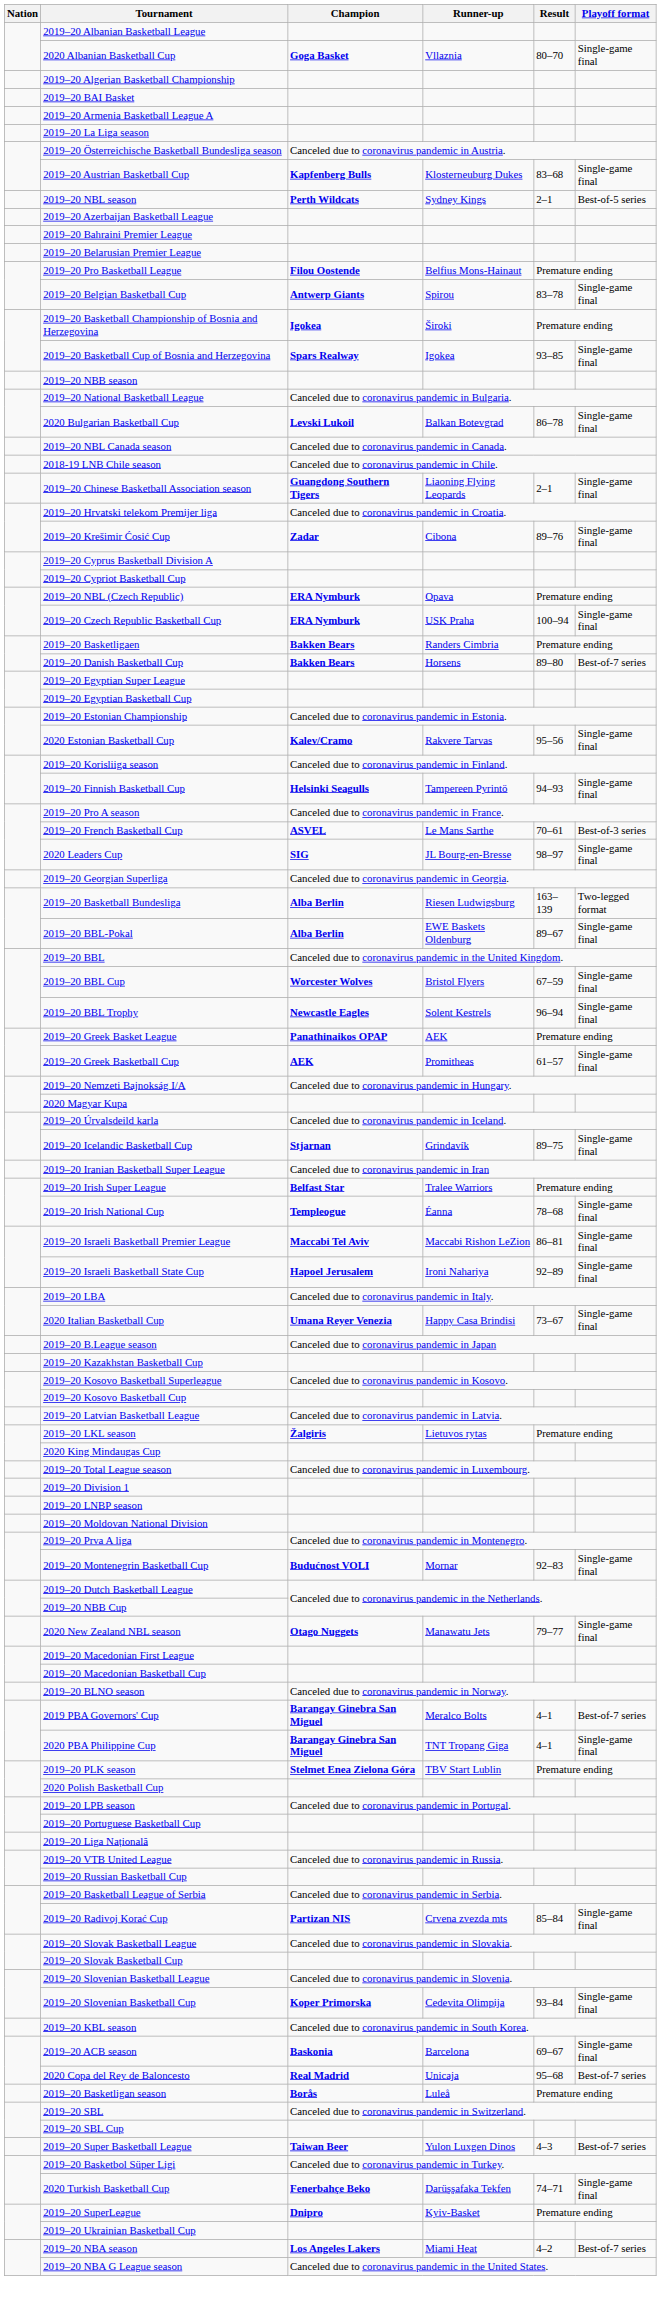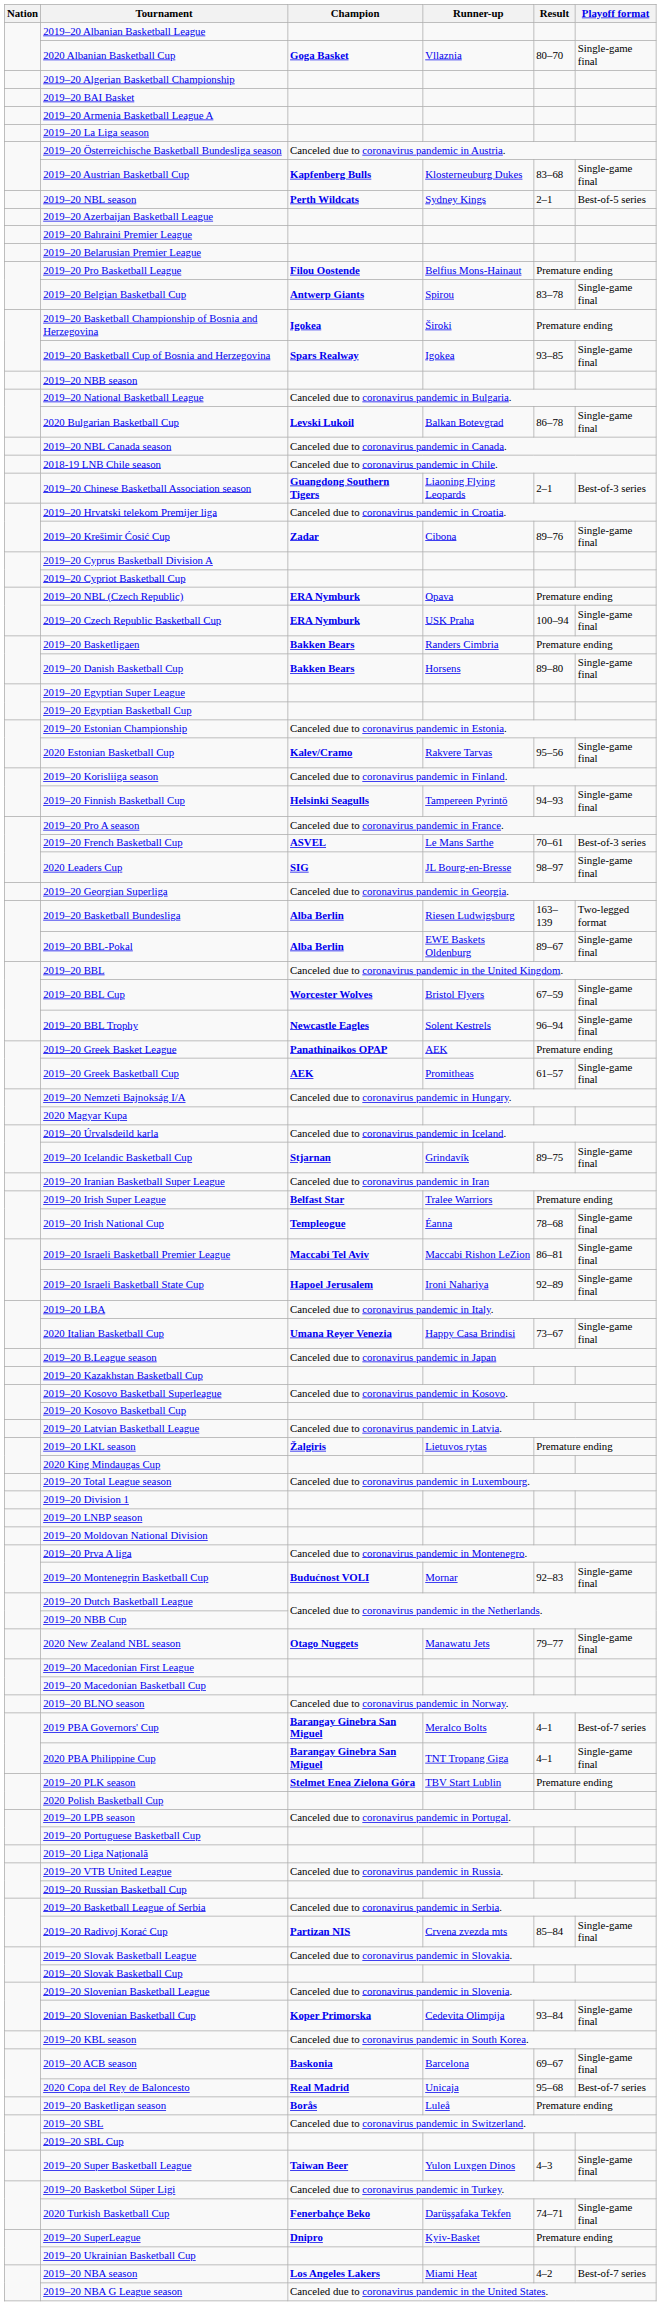(605, 488) Single-game final -> (612, 488) Best-of-3 series
(612, 662) Best-of-7 series -> (605, 669) Single-game final
(612, 2146) Best-of-7 series -> (605, 2166) Single-game final
